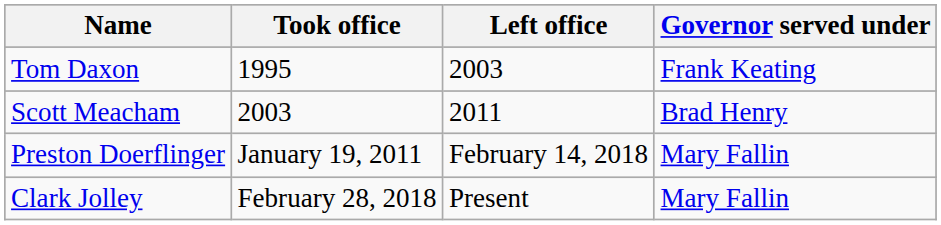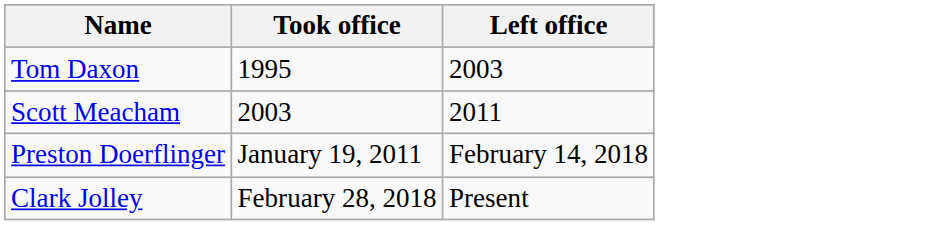- column: (795, 25)
